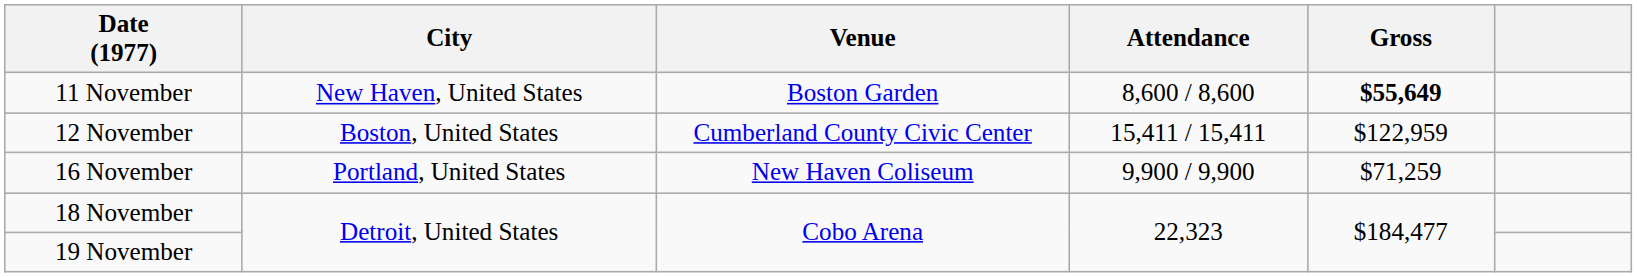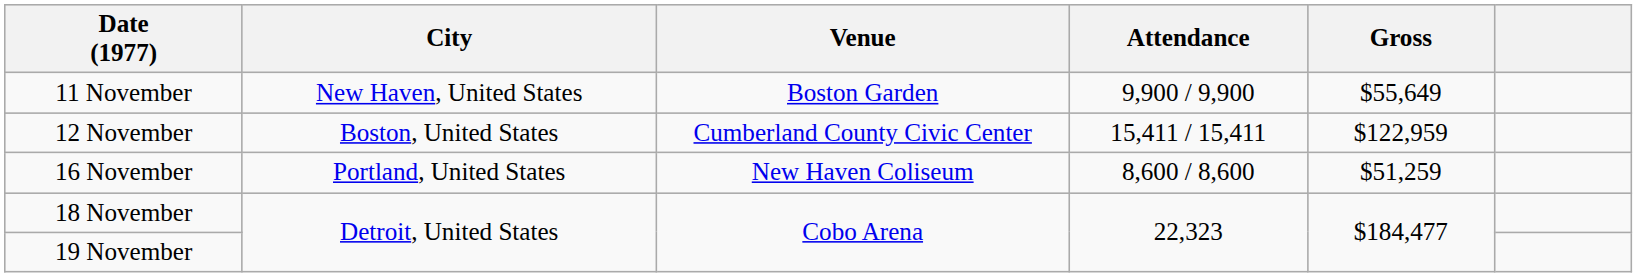(1188, 92) 8,600 / 8,600 -> (1188, 92) 9,900 / 9,900
(1401, 92) bold -> (1401, 92) normal
(1188, 172) 9,900 / 9,900 -> (1188, 172) 8,600 / 8,600
(1401, 172) $71,259 -> (1401, 172) $51,259
